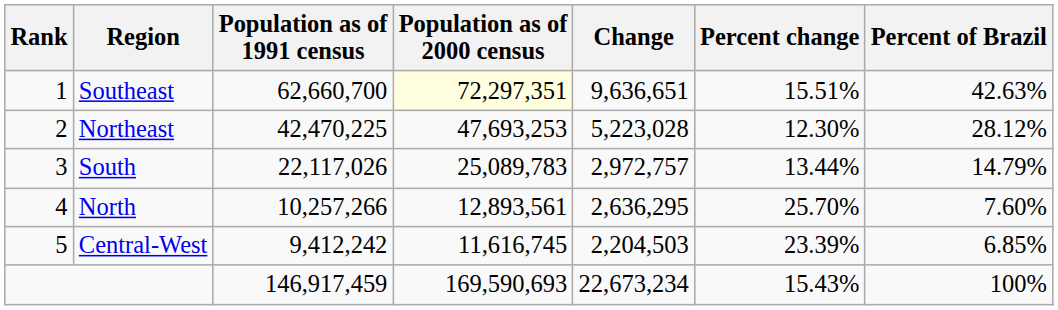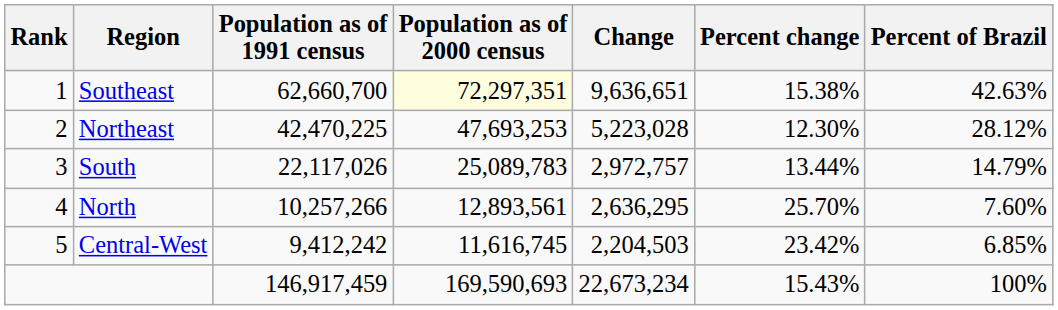(822, 90) 15.51% -> (822, 90) 15.38%
(822, 245) 23.39% -> (822, 245) 23.42%
